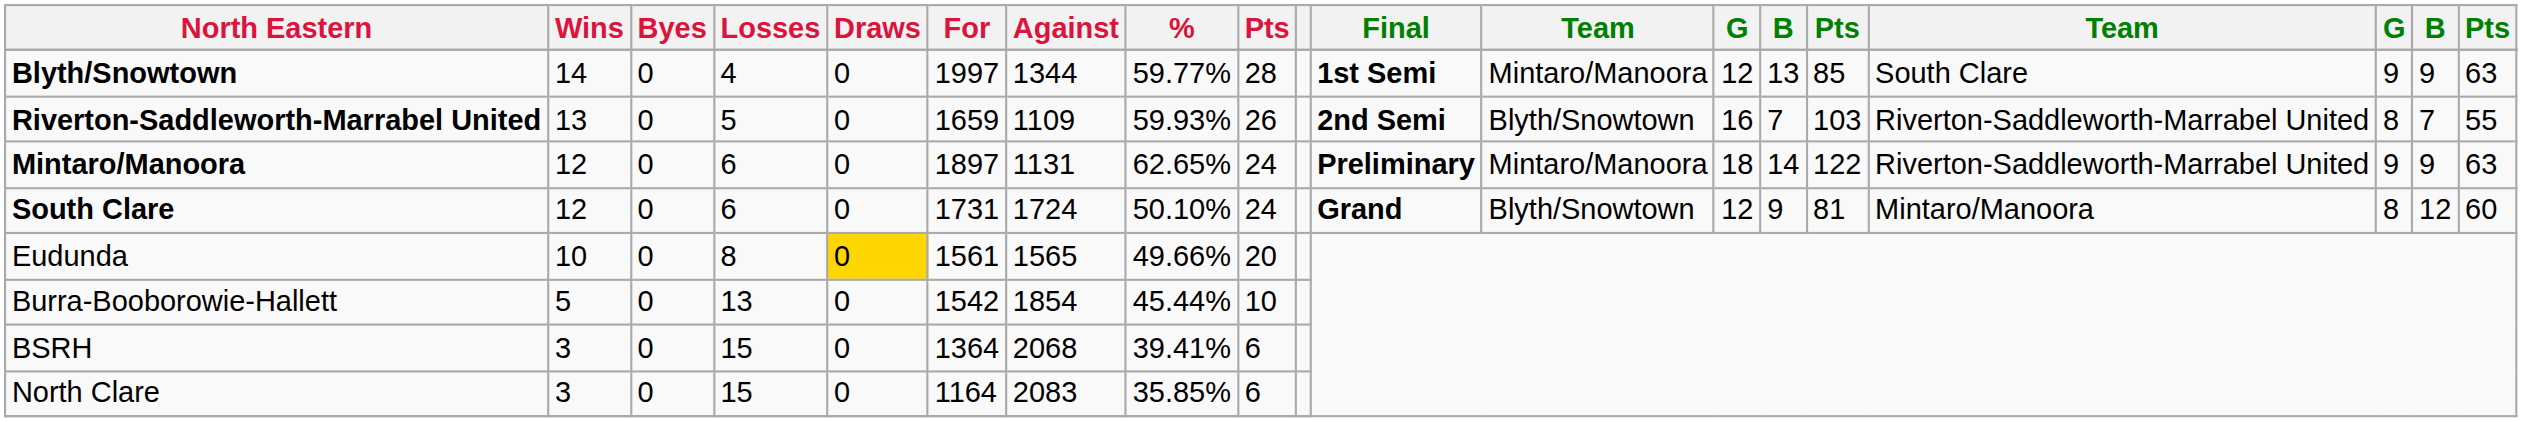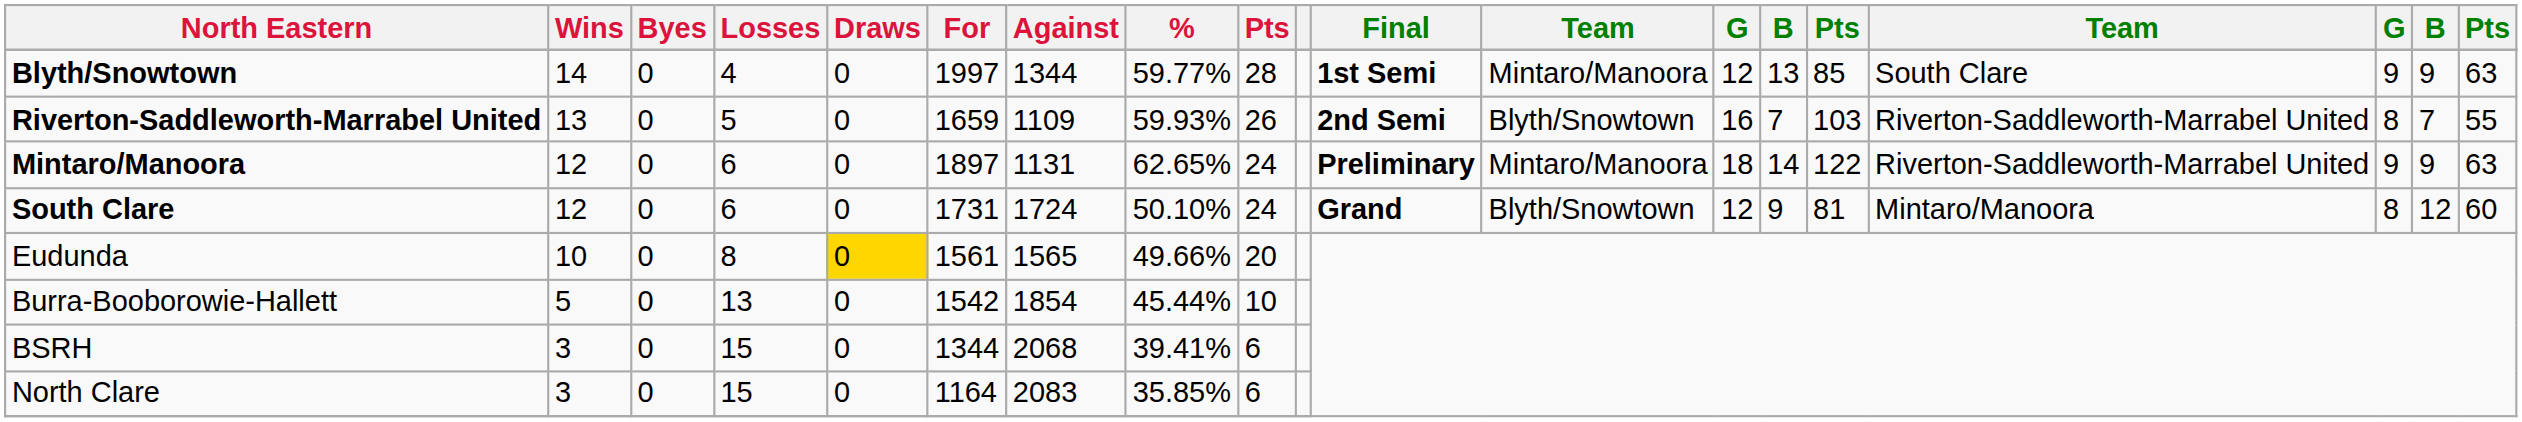(967, 347) 1364 -> (967, 347) 1344
